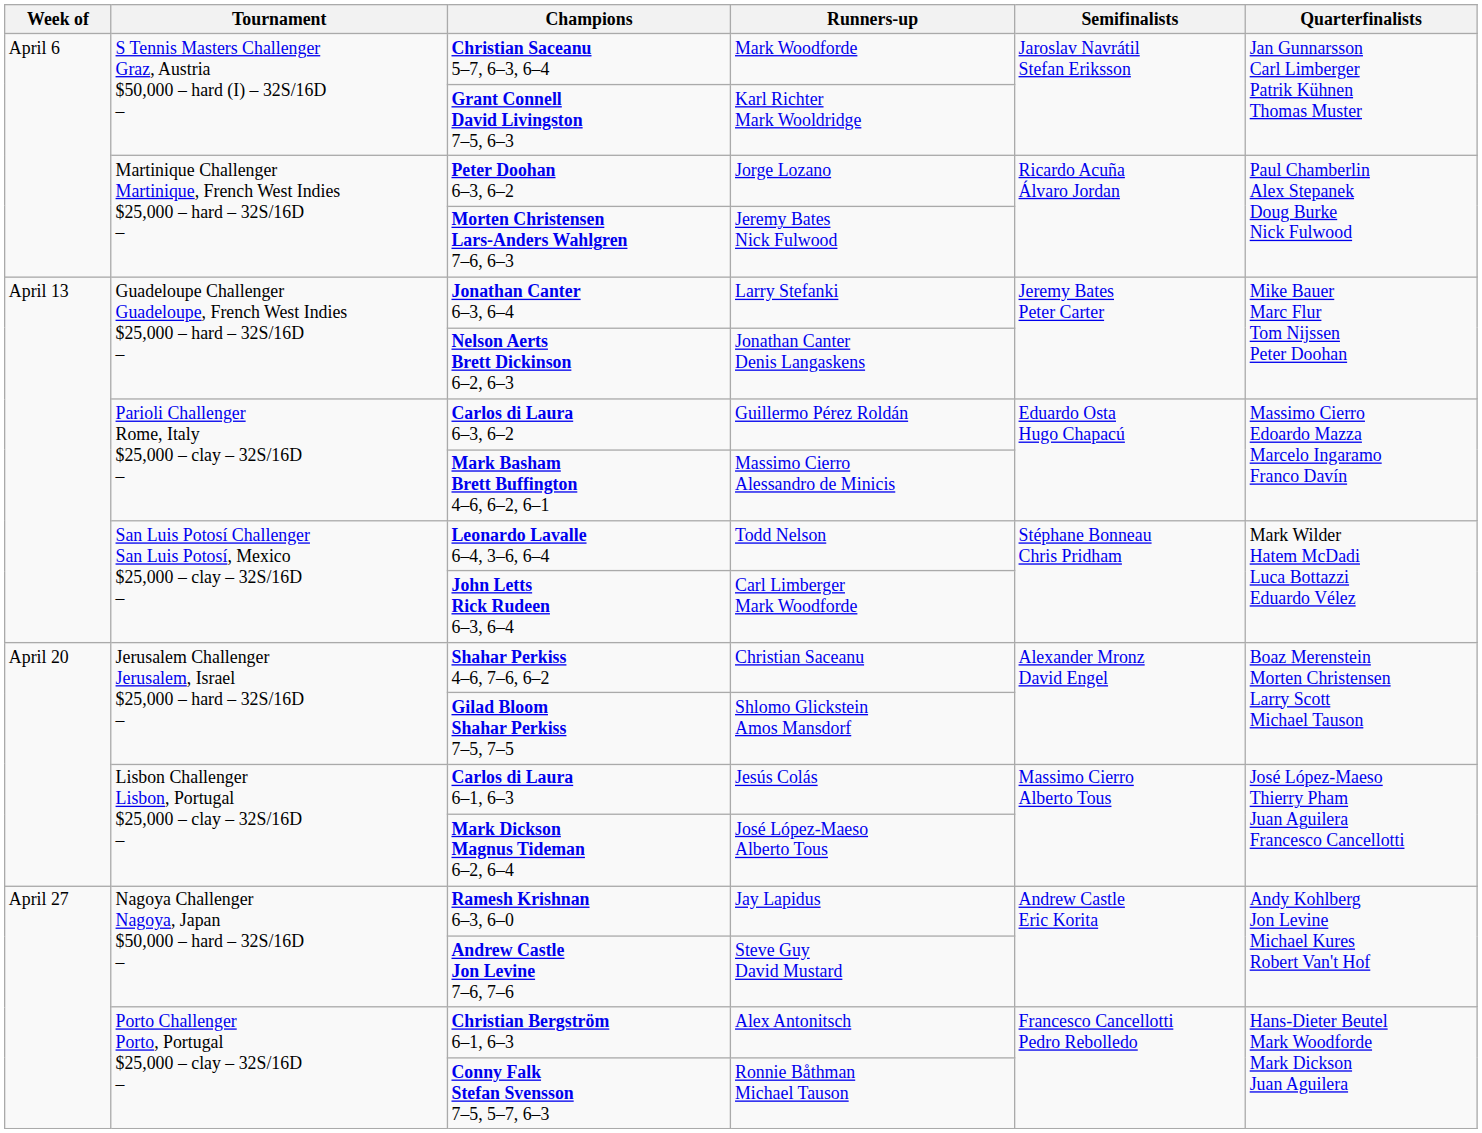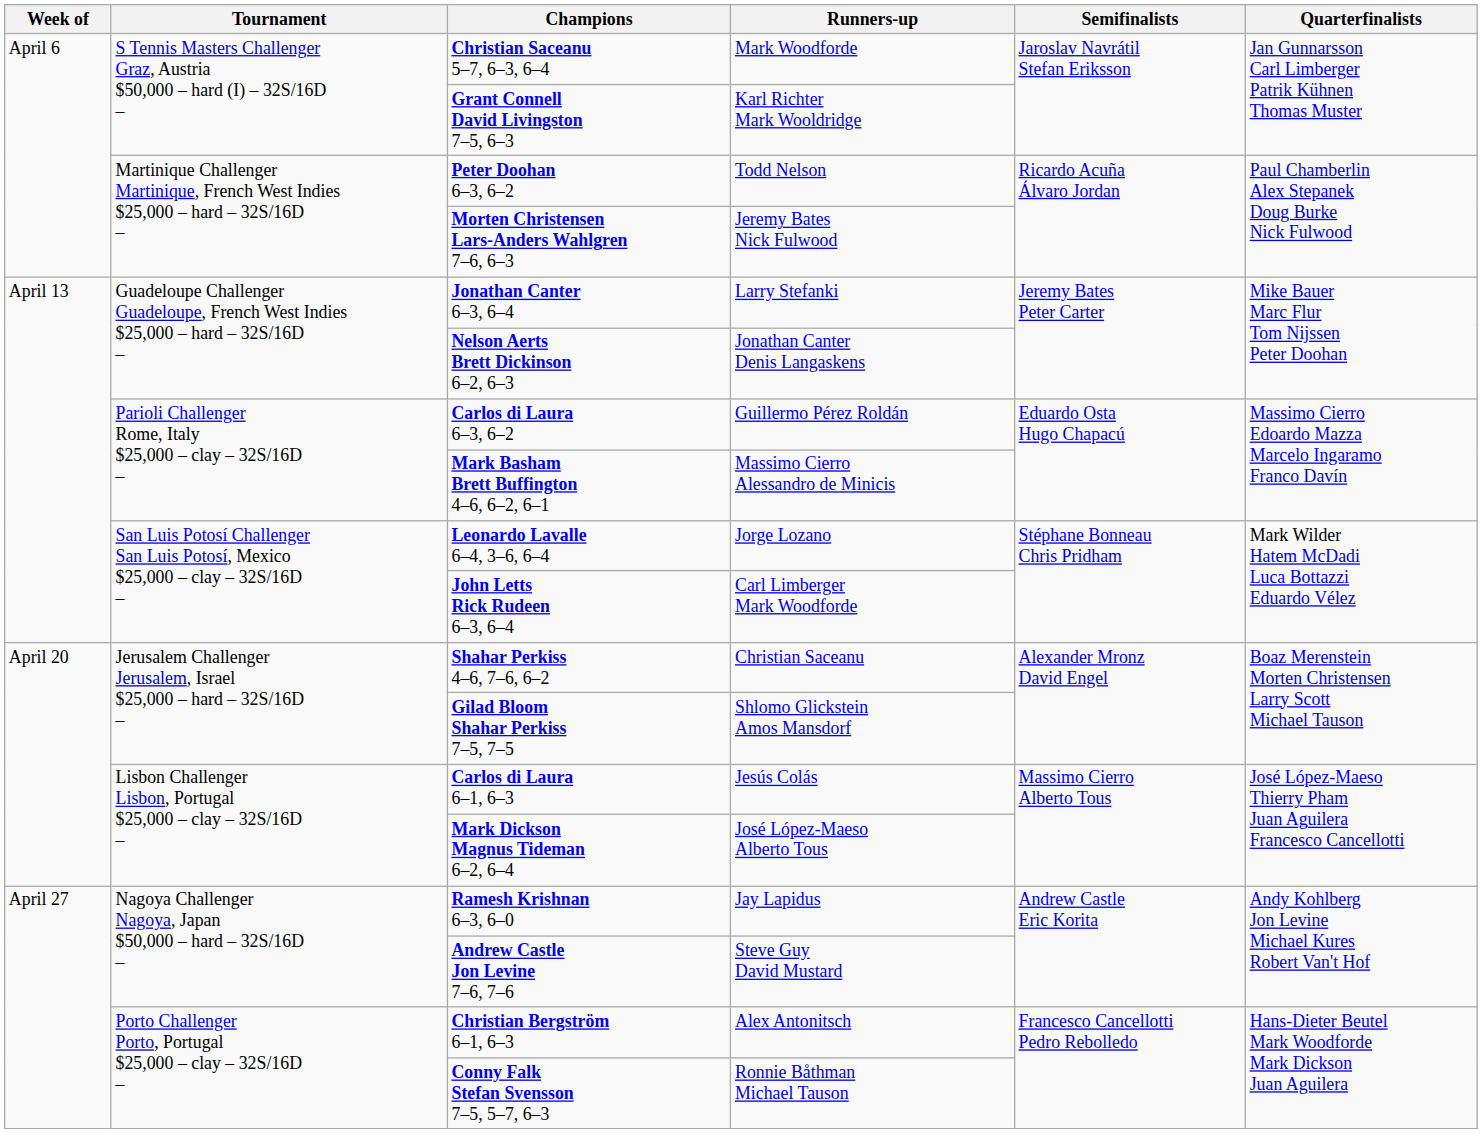(783, 169) Jorge Lozano -> (781, 169) Todd Nelson
(781, 534) Todd Nelson -> (783, 534) Jorge Lozano
